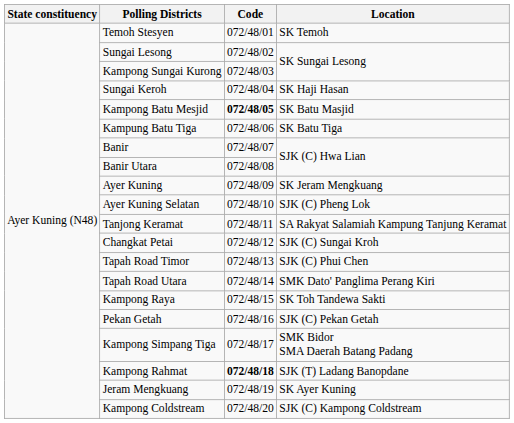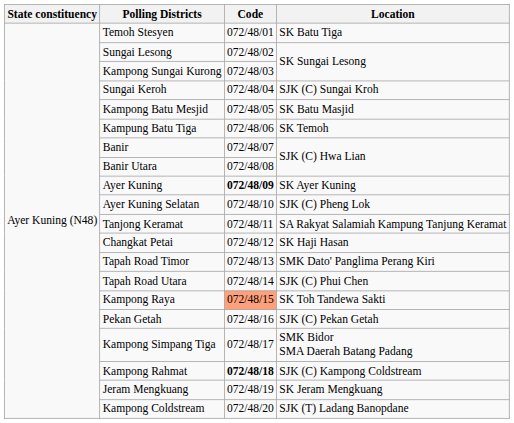(304, 32) SK Temoh -> (311, 32) SK Batu Tiga
(314, 89) SK Haji Hasan -> (329, 89) SJK (C) Sungai Kroh
(250, 108) bold -> (250, 108) normal
(311, 128) SK Batu Tiga -> (304, 128) SK Temoh
(250, 185) normal -> (250, 185) bold
(331, 185) SK Jeram Mengkuang -> (318, 185) SK Ayer Kuning
(329, 242) SJK (C) Sungai Kroh -> (314, 242) SK Haji Hasan
(324, 261) SJK (C) Phui Chen -> (357, 261) SMK Dato' Panglima Perang Kiri
(357, 280) SMK Dato' Panglima Perang Kiri -> (324, 280) SJK (C) Phui Chen
(250, 299) no background -> (250, 299) lightsalmon background
(344, 370) SJK (T) Ladang Banopdane -> (350, 370) SJK (C) Kampong Coldstream
(318, 389) SK Ayer Kuning -> (331, 389) SK Jeram Mengkuang
(350, 408) SJK (C) Kampong Coldstream -> (344, 408) SJK (T) Ladang Banopdane
